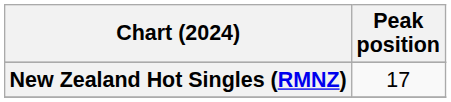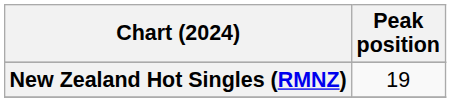(398, 79) 17 -> (398, 79) 19
